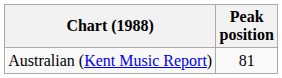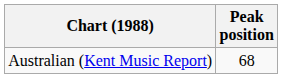(247, 60) 81 -> (247, 60) 68
